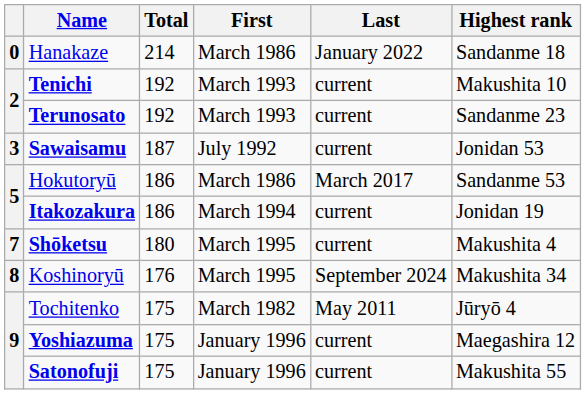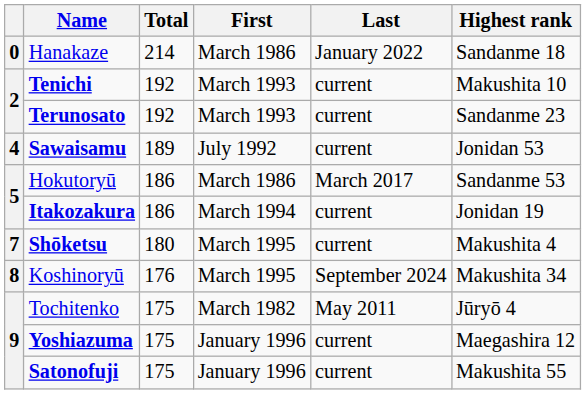(14, 148) 3 -> (14, 148) 4
(159, 148) 187 -> (159, 148) 189
